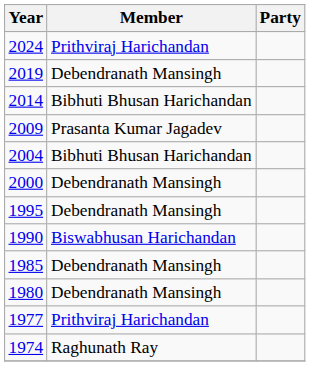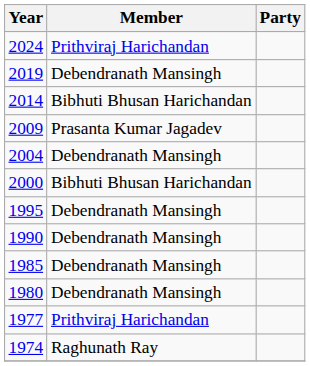(151, 155) Bibhuti Bhusan Harichandan -> (136, 155) Debendranath Mansingh
(136, 182) Debendranath Mansingh -> (151, 182) Bibhuti Bhusan Harichandan
(143, 237) Biswabhusan Harichandan -> (136, 237) Debendranath Mansingh
